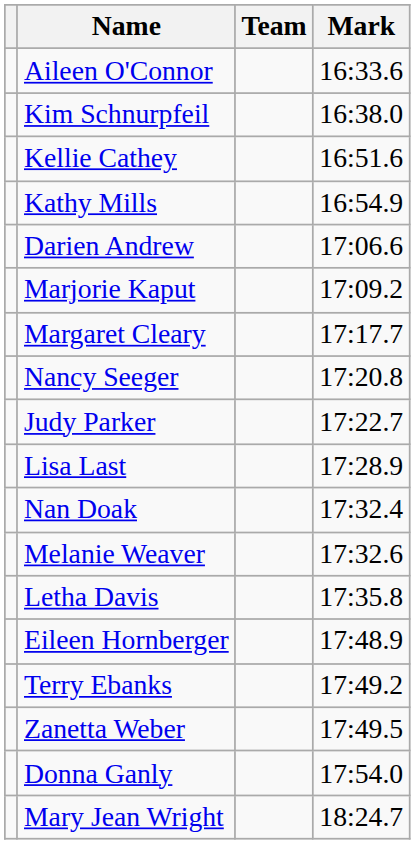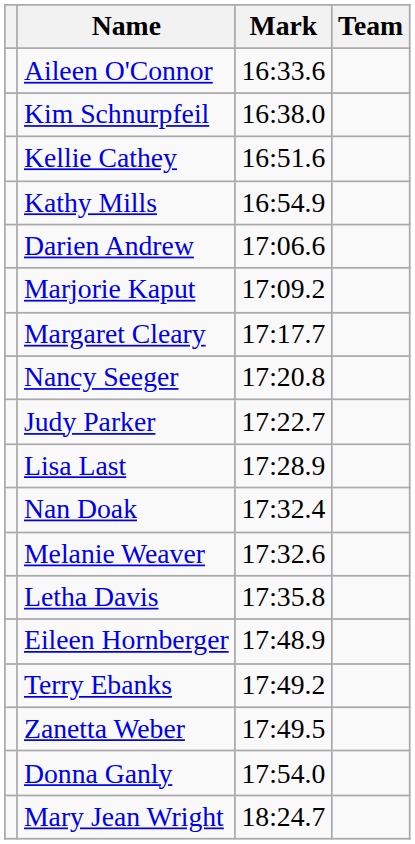columns swapped: (274, 26) <-> (361, 26)
